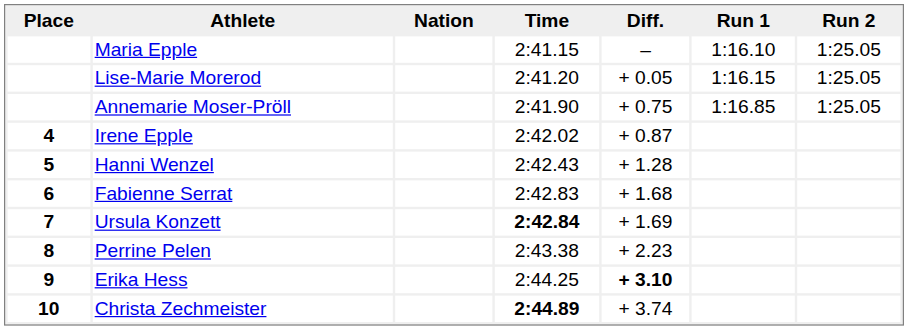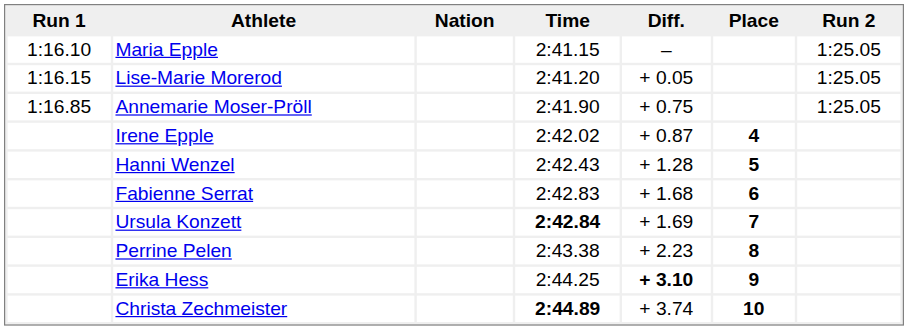columns swapped: (49, 20) <-> (743, 20)
